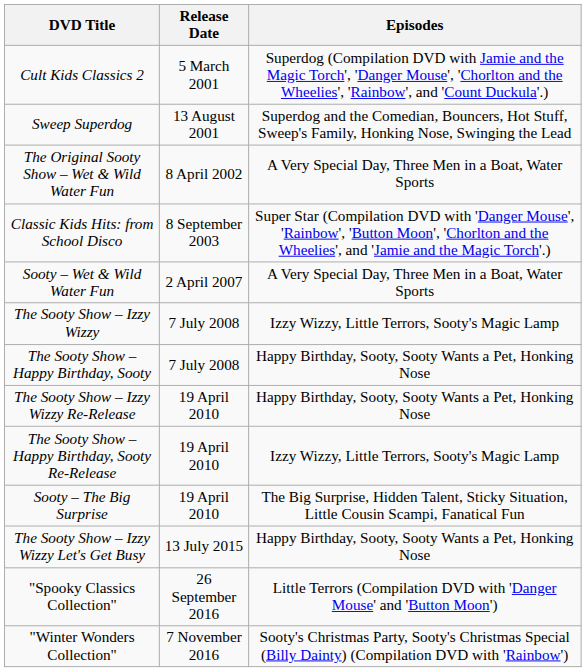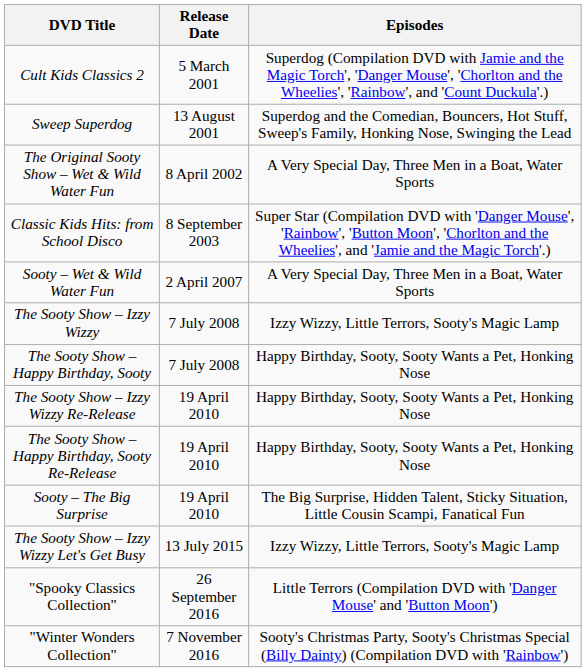(415, 455) Izzy Wizzy, Little Terrors, Sooty's Magic Lamp -> (415, 455) Happy Birthday, Sooty, Sooty Wants a Pet, Honking Nose
(415, 546) Happy Birthday, Sooty, Sooty Wants a Pet, Honking Nose -> (415, 546) Izzy Wizzy, Little Terrors, Sooty's Magic Lamp
